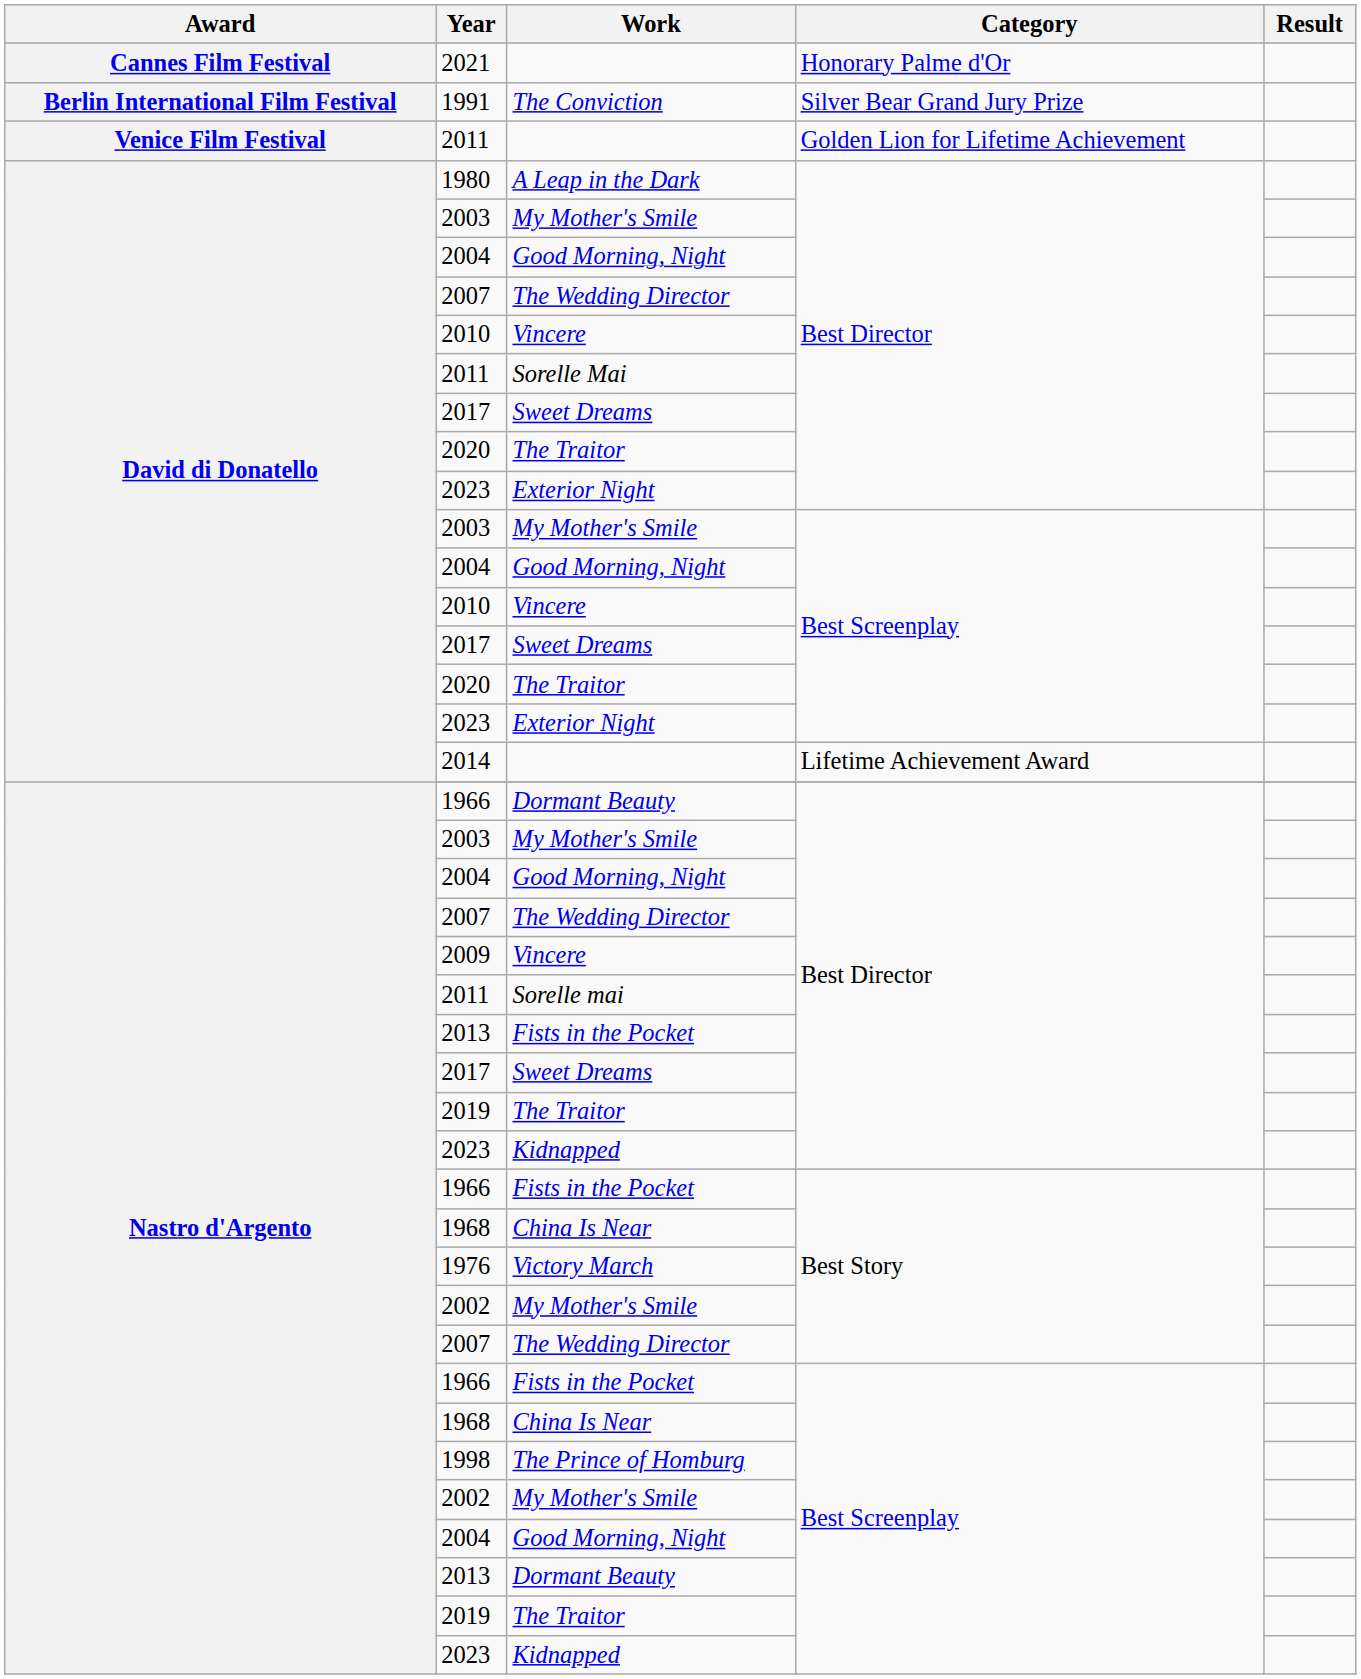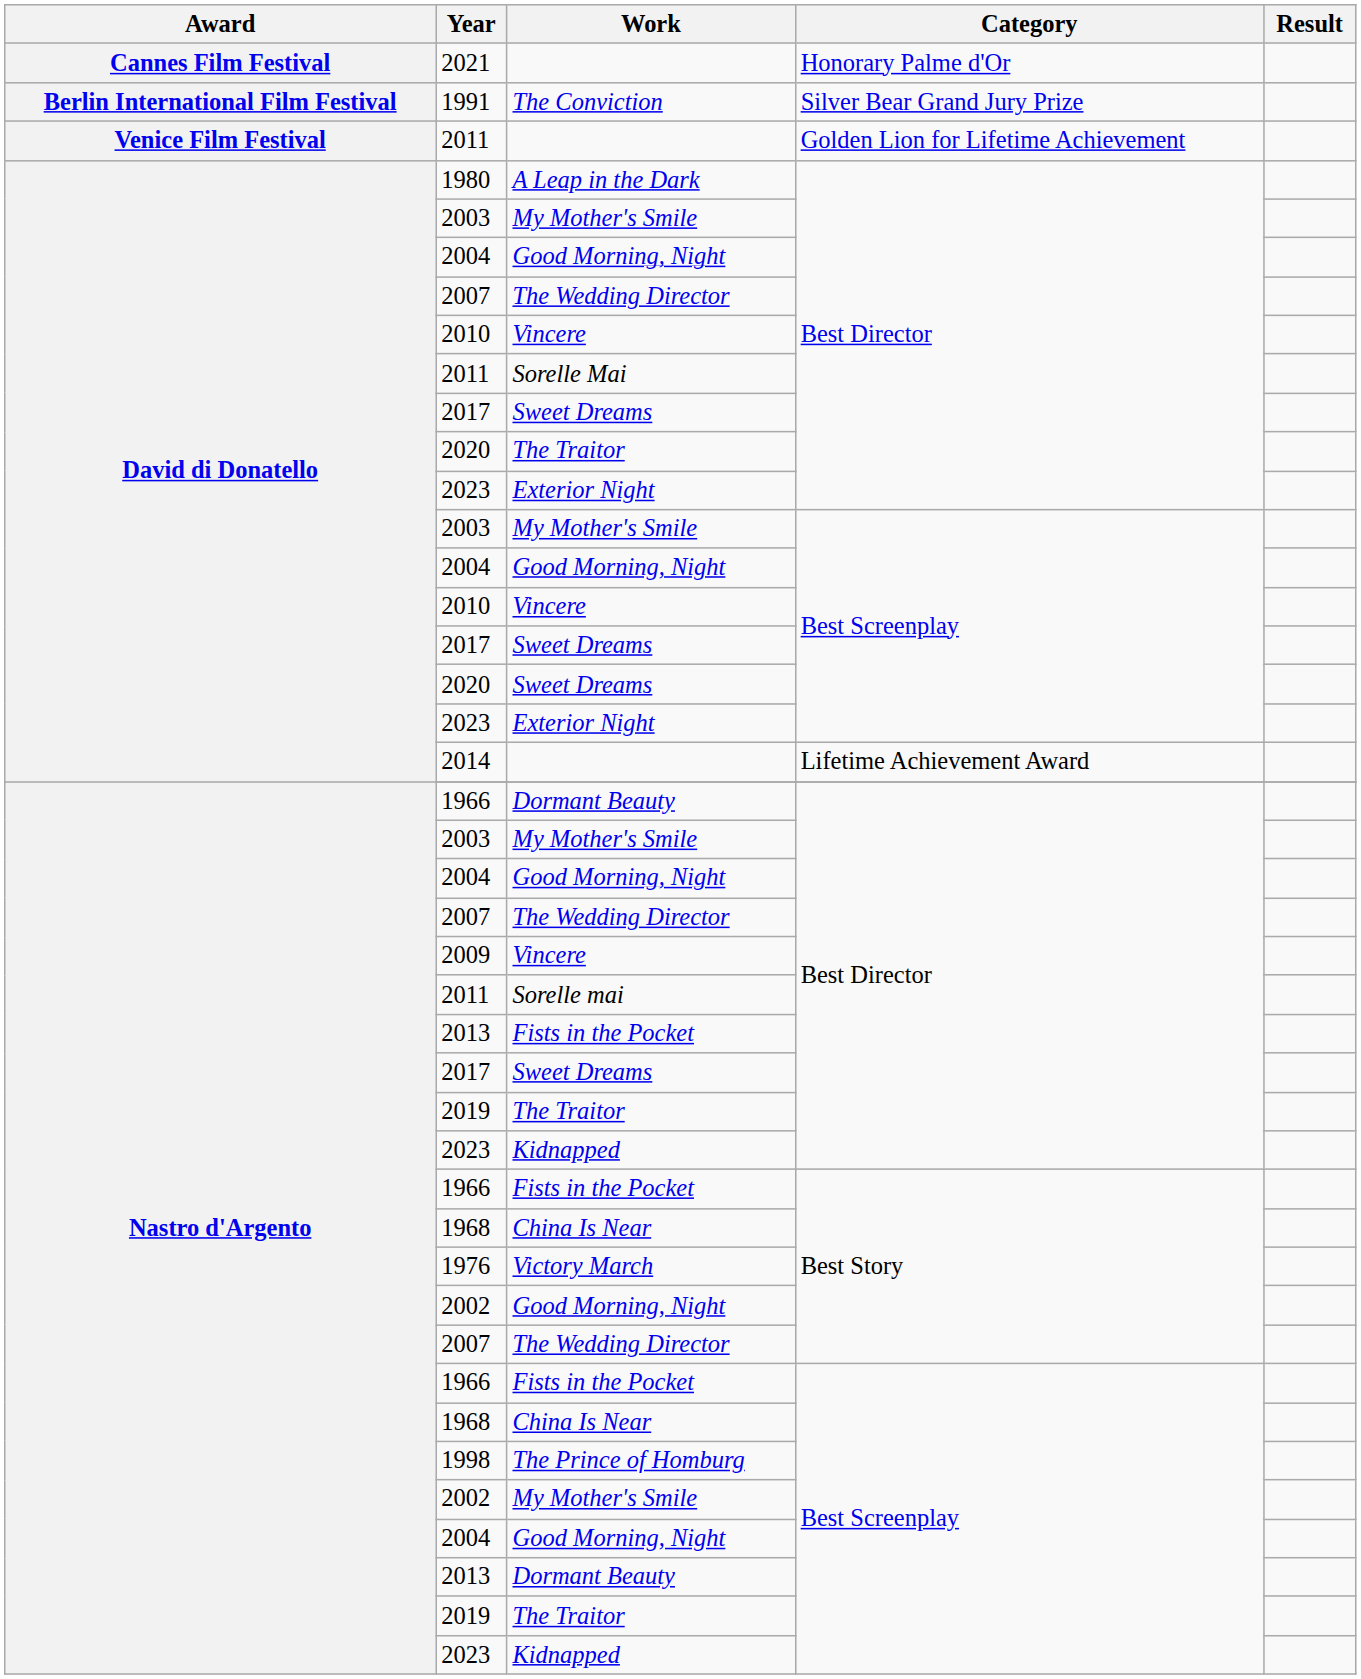(569, 683) The Traitor -> (582, 683) Sweet Dreams
(605, 1305) My Mother's Smile -> (619, 1305) Good Morning, Night
